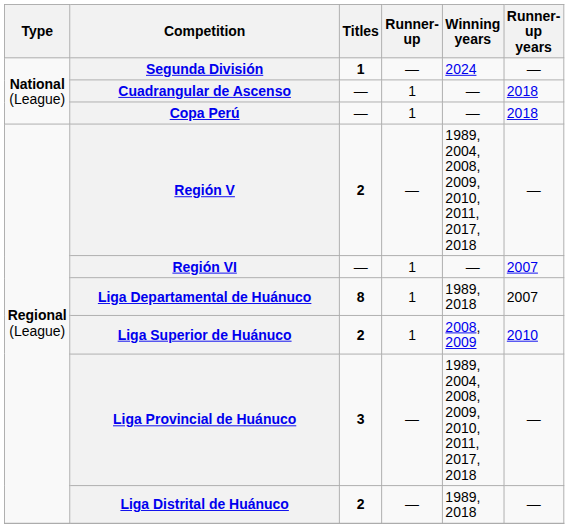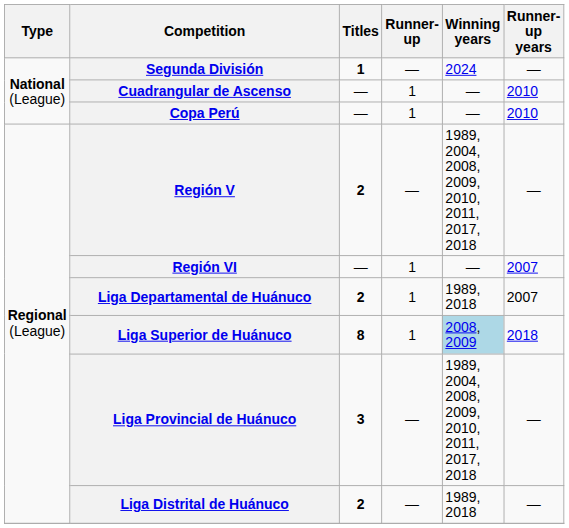(522, 91) 2018 -> (522, 91) 2010
(522, 113) 2018 -> (522, 113) 2010
(361, 297) 8 -> (361, 297) 2
(361, 335) 2 -> (361, 335) 8
(463, 335) no background -> (463, 335) lightblue background
(522, 335) 2010 -> (522, 335) 2018
